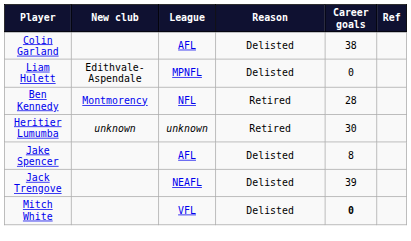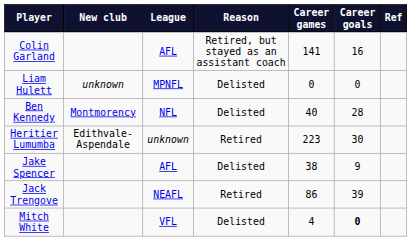+ column: (311, 18)
(270, 46) Delisted -> (241, 51) Retired, but stayed as an assistant coach
(351, 46) 38 -> (358, 51) 16
(115, 73) Edithvale-Aspendale -> (103, 85) unknown
(270, 101) Retired -> (241, 112) Delisted
(115, 128) unknown -> (103, 140) Edithvale-Aspendale
(351, 156) 8 -> (358, 167) 9
(270, 183) Delisted -> (241, 195) Retired
